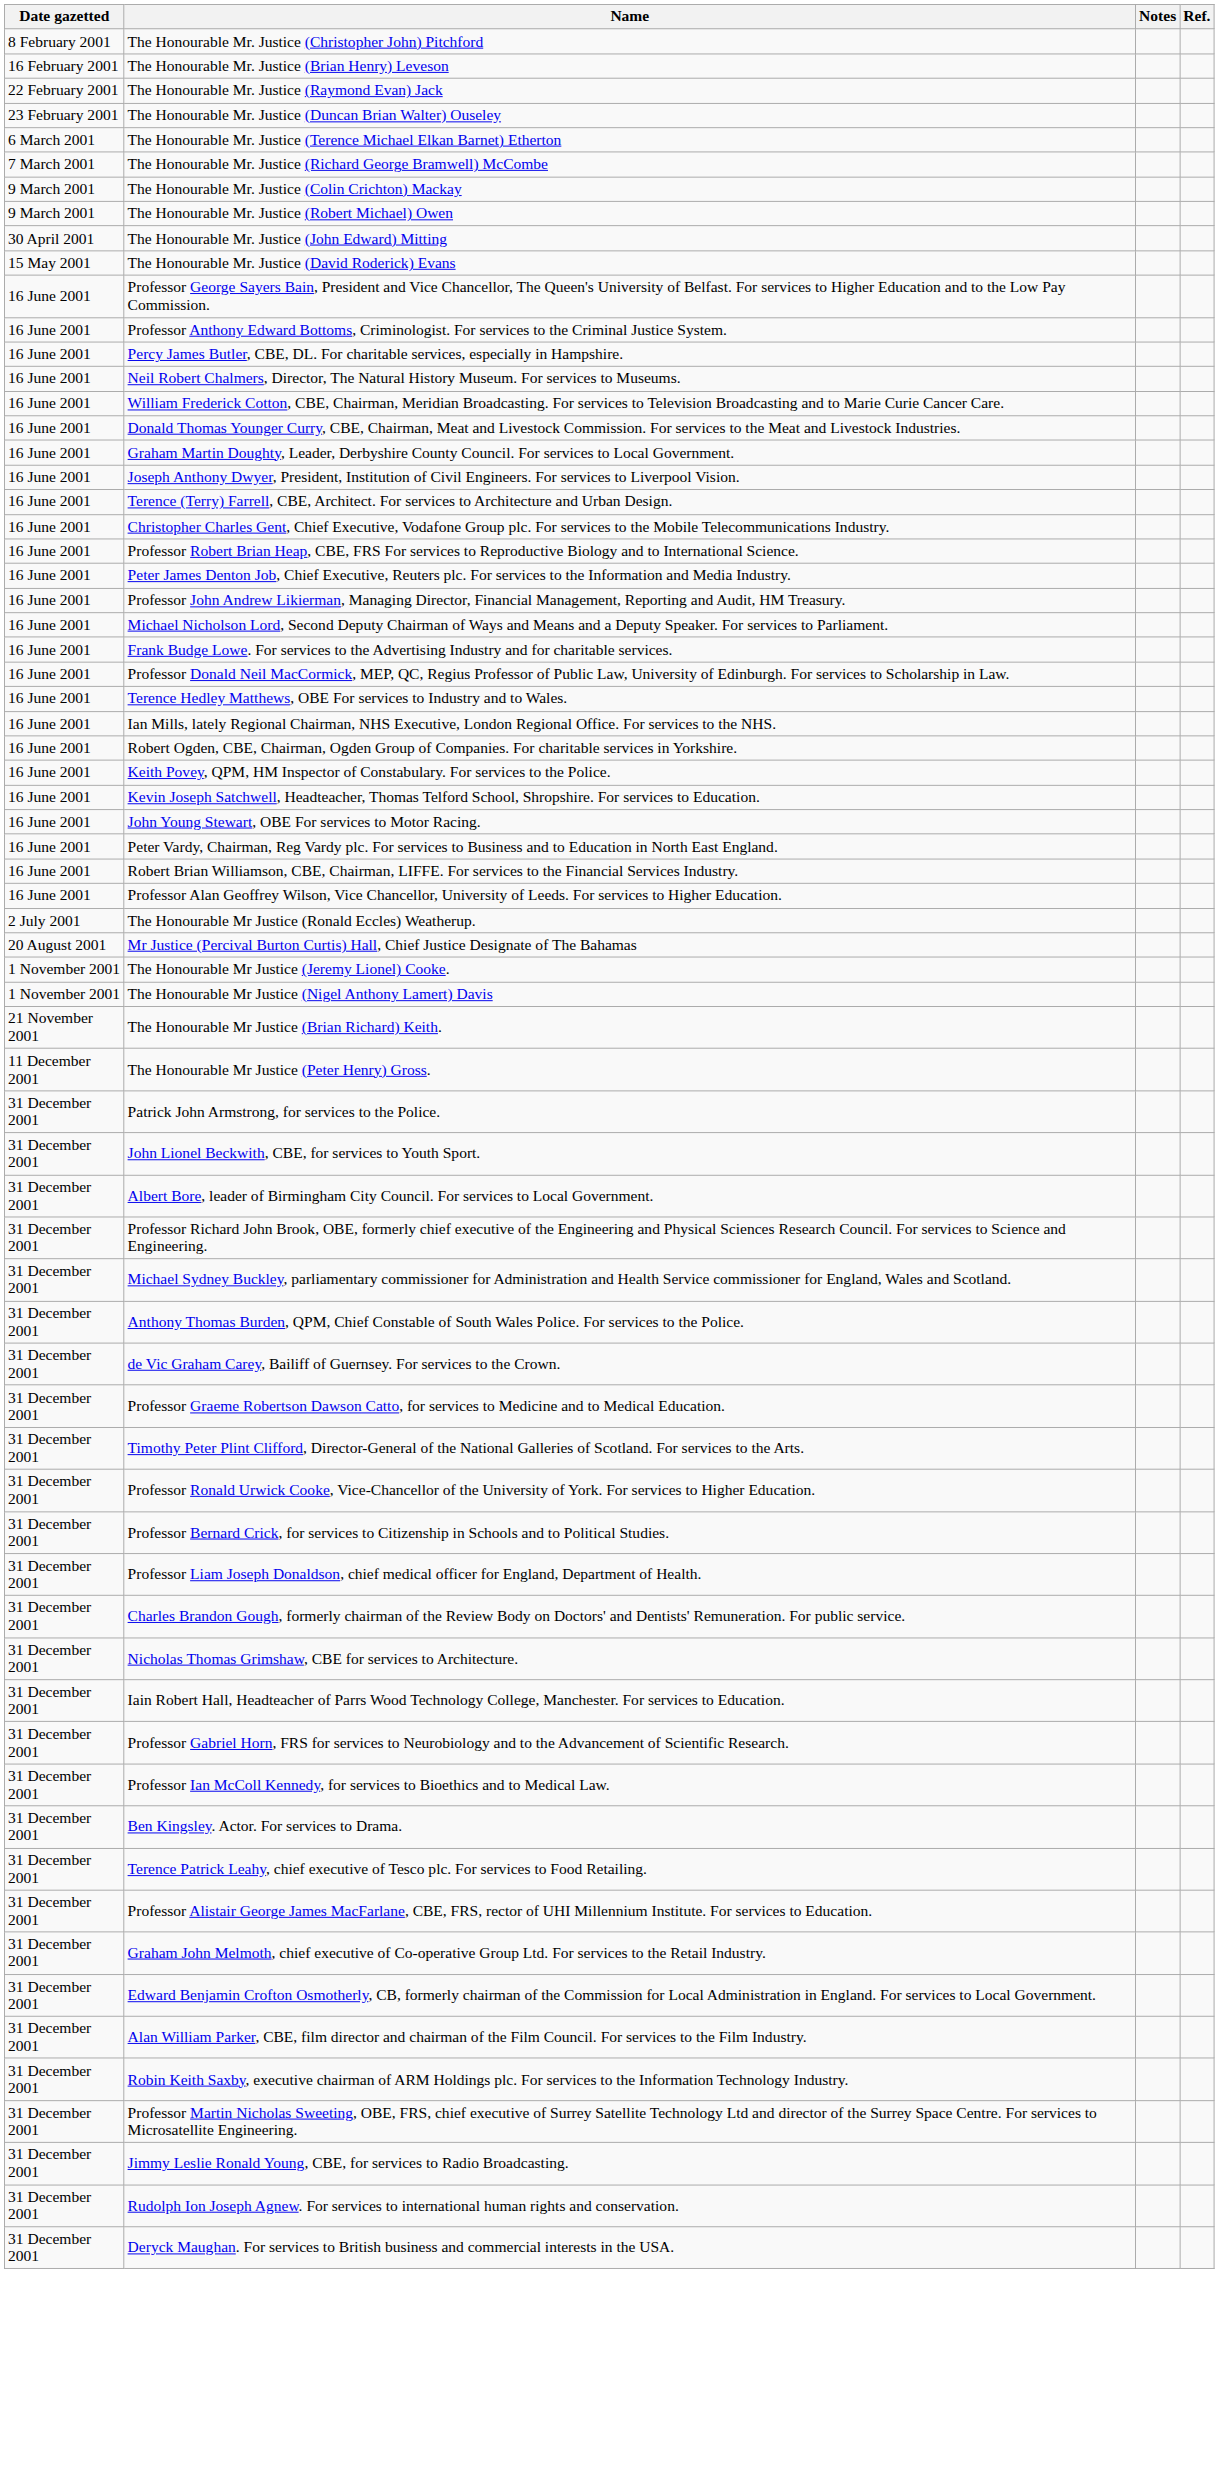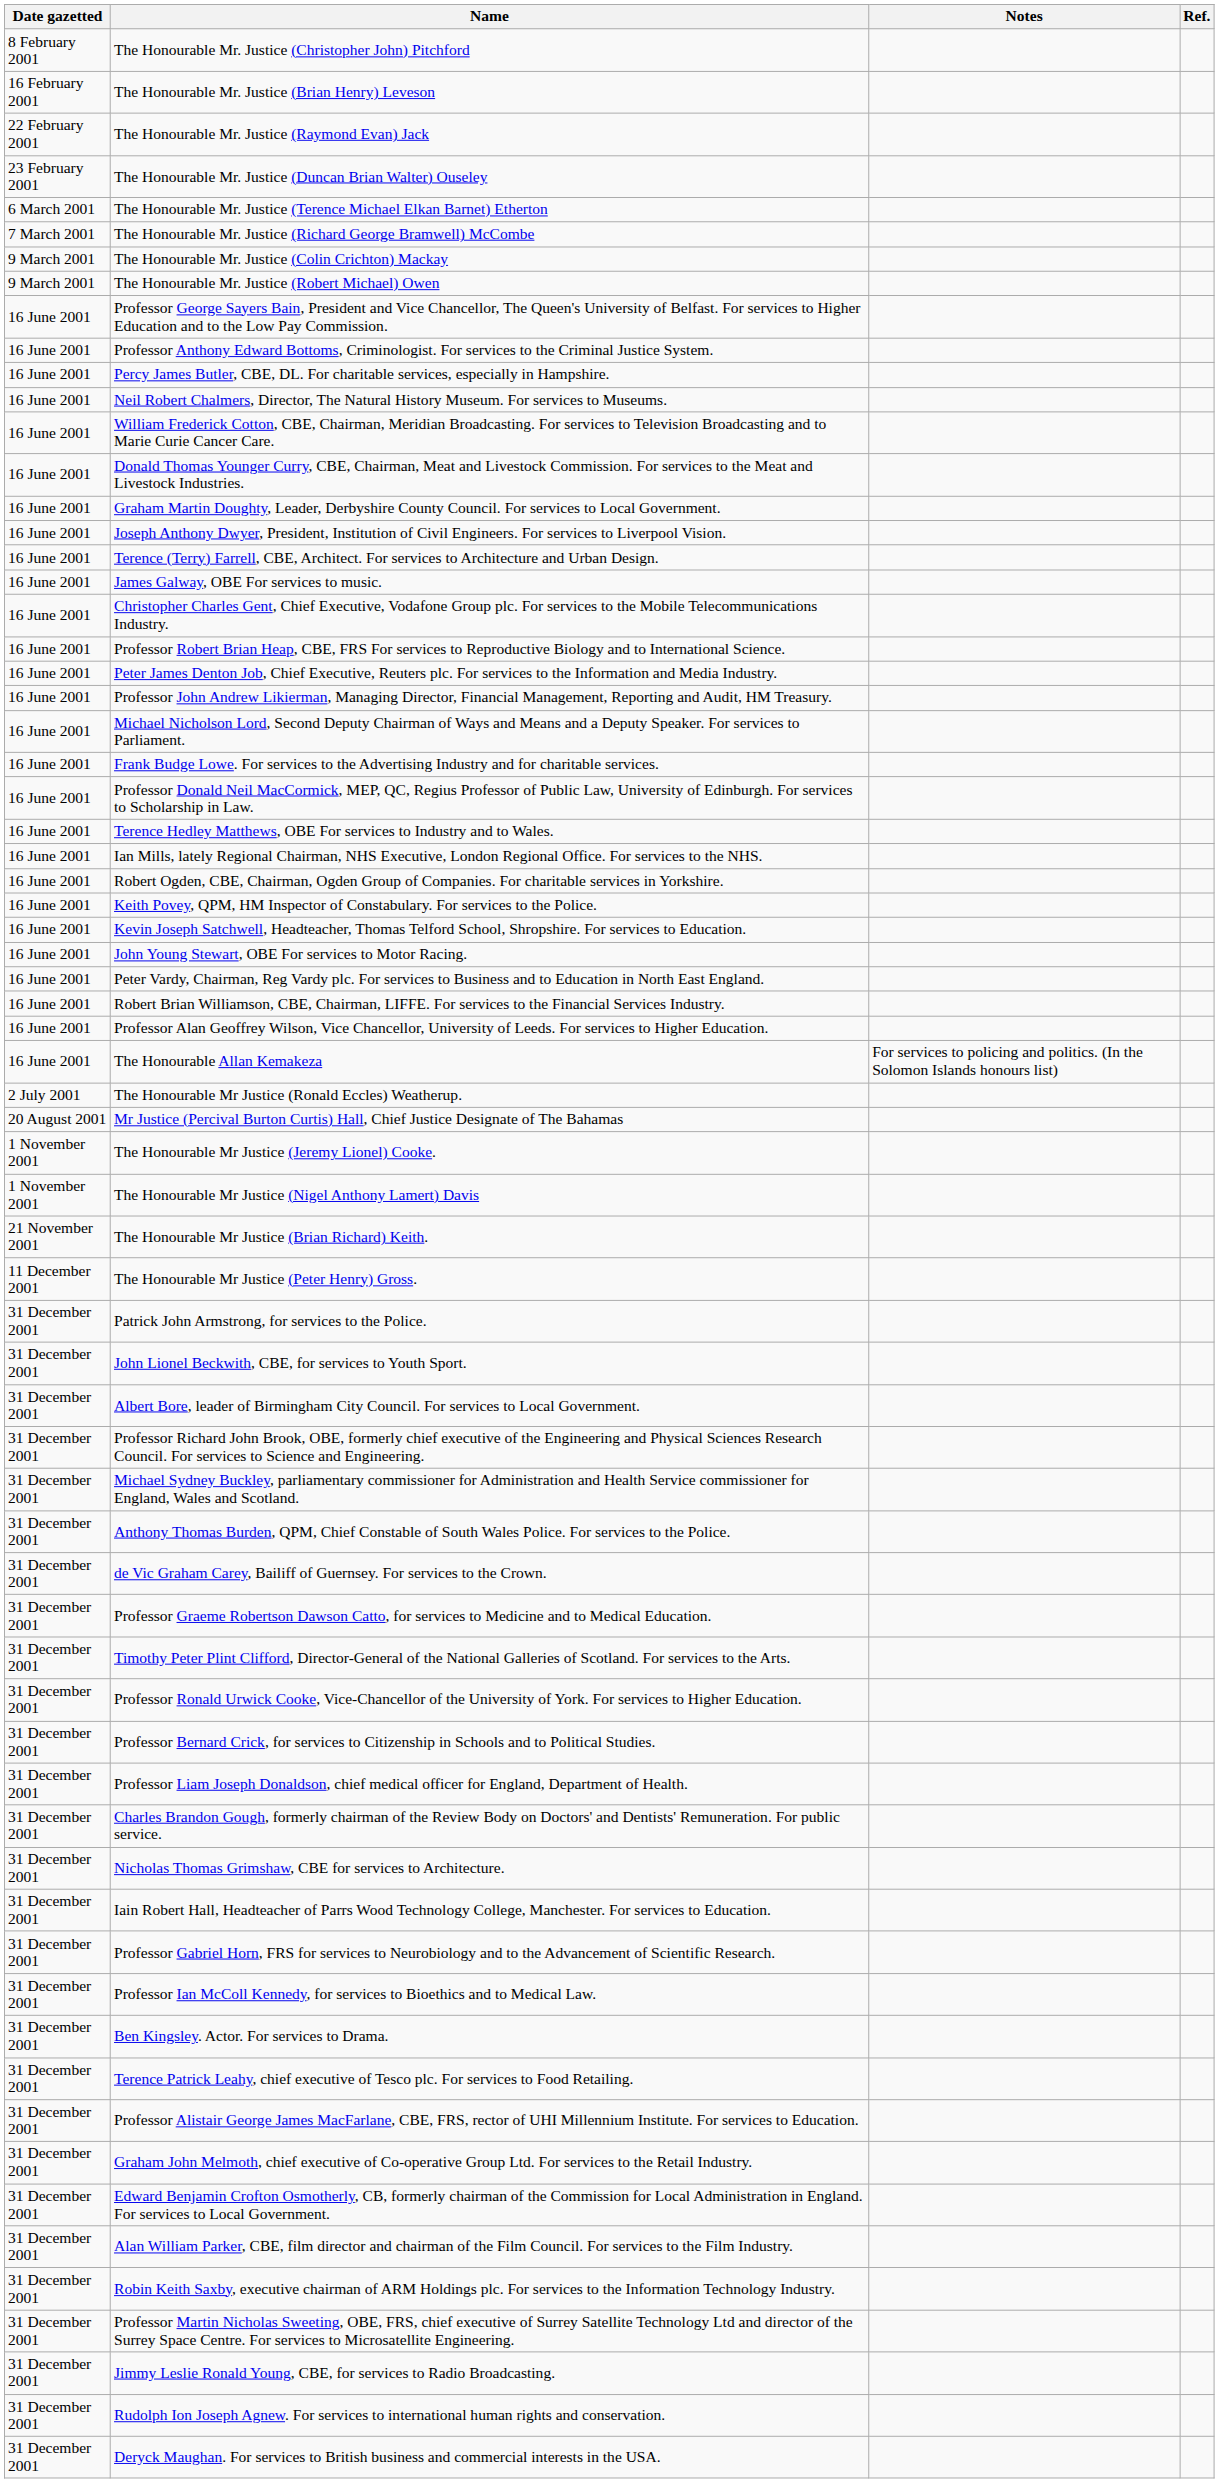- row: (287, 238)
- row: (292, 262)
+ row: (248, 582)
+ row: (218, 1061)
